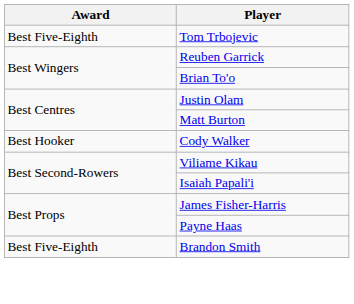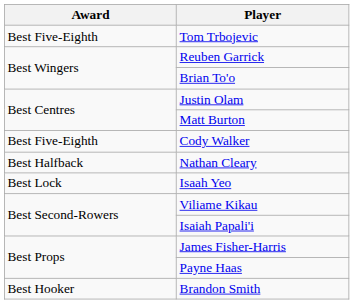(41, 141) Best Hooker -> (53, 141) Best Five-Eighth
+ row: (218, 162)
+ row: (205, 183)
(53, 246) Best Five-Eighth -> (41, 288) Best Hooker
